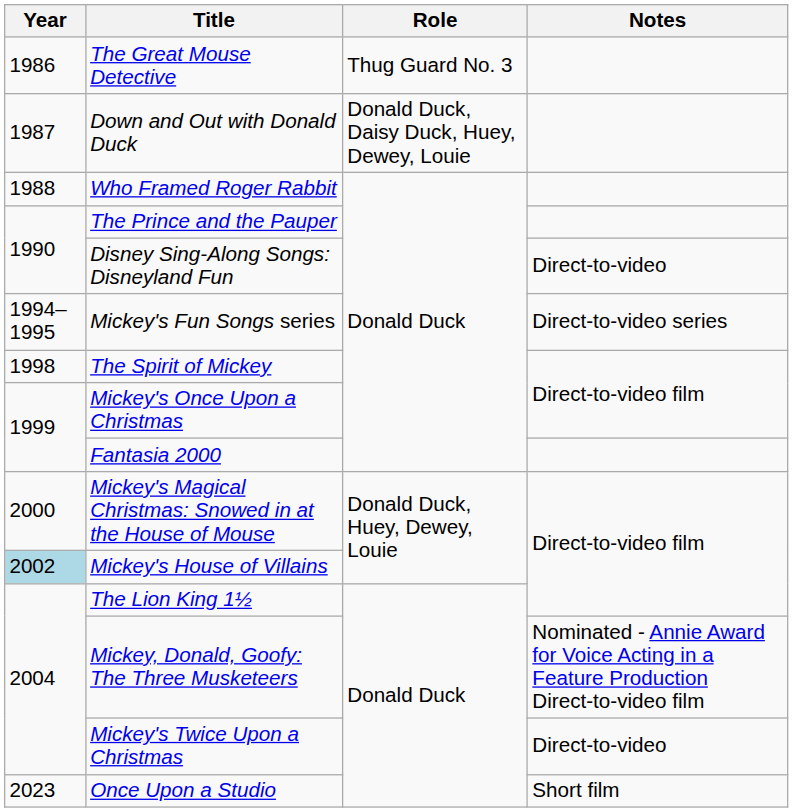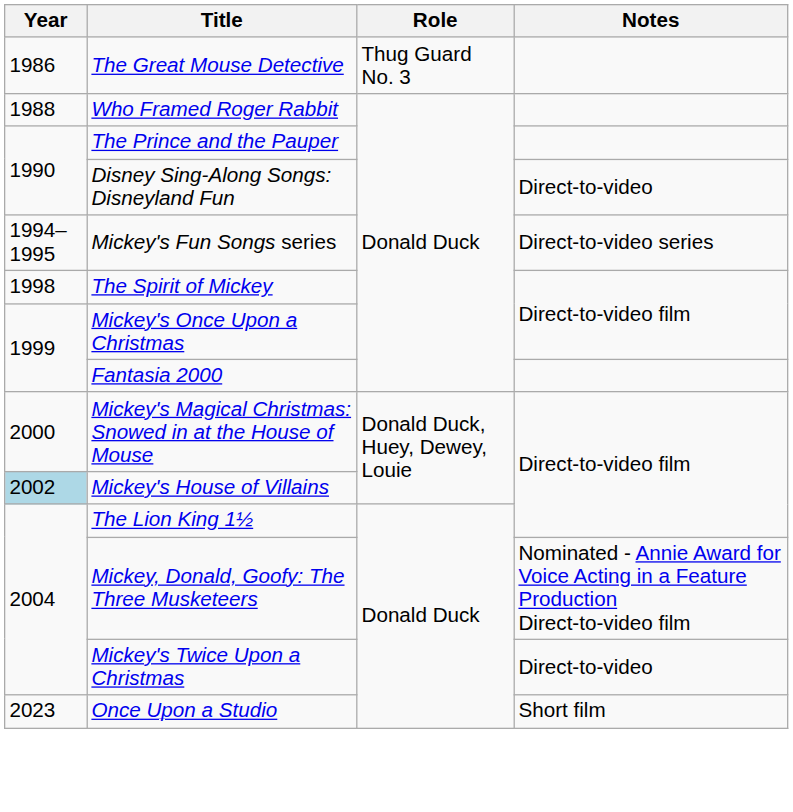- row: (213, 132)
